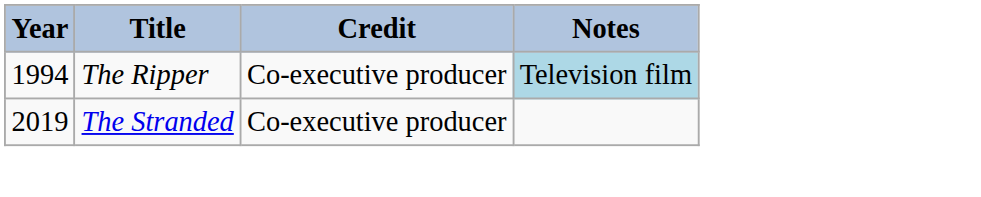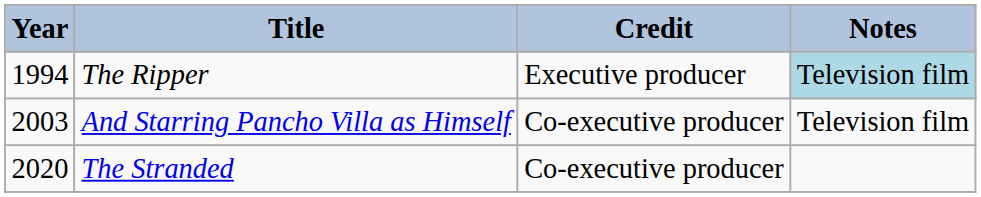(377, 74) Co-executive producer -> (635, 74) Executive producer
+ row: (296, 121)
(40, 121) 2019 -> (40, 168) 2020
